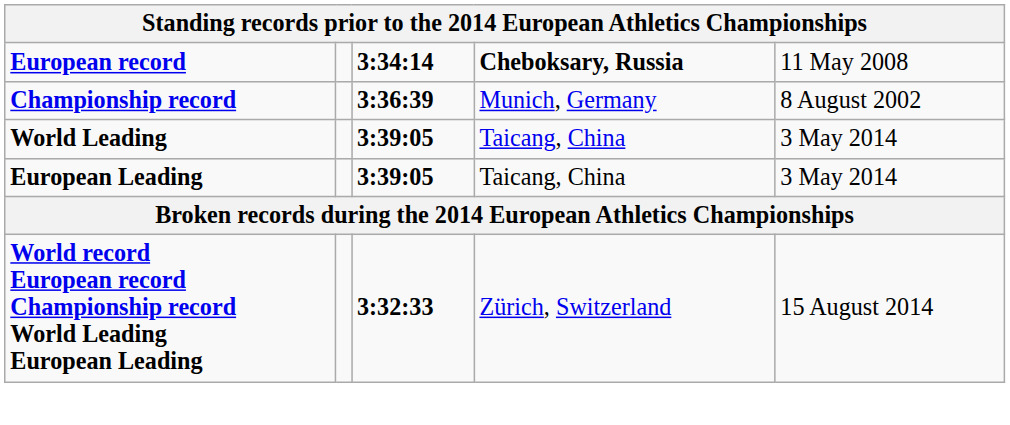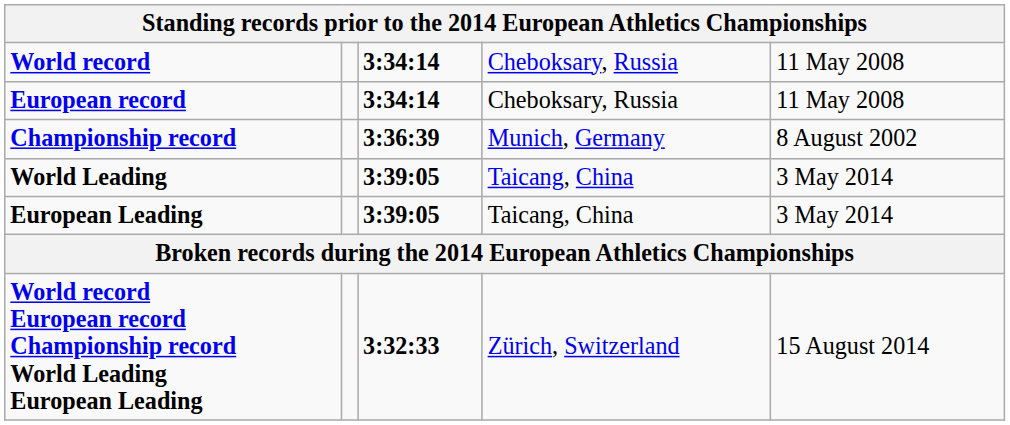+ row: (80, 61)
(582, 61) bold -> (583, 100) normal
